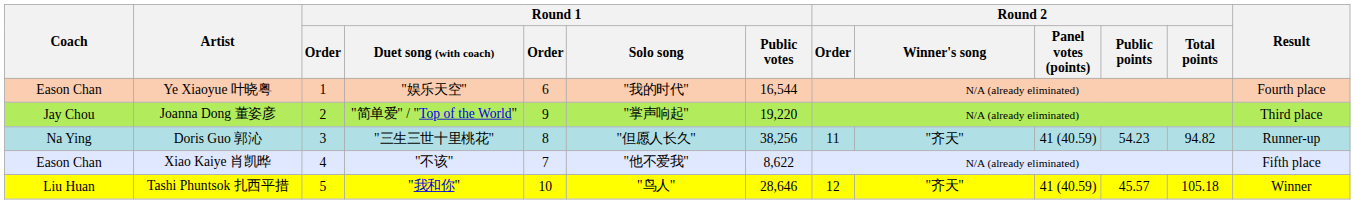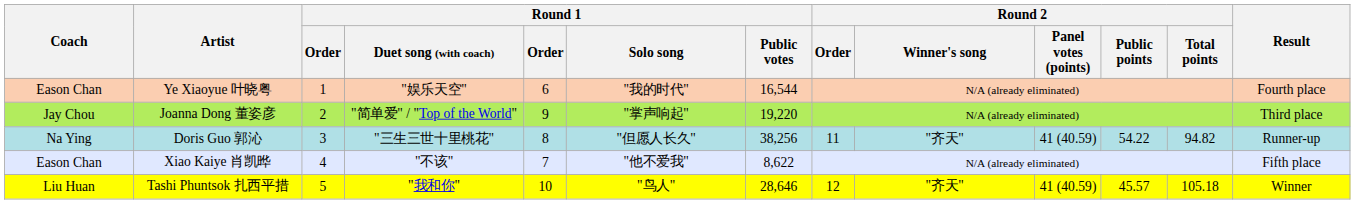(1134, 138) 54.23 -> (1134, 138) 54.22
